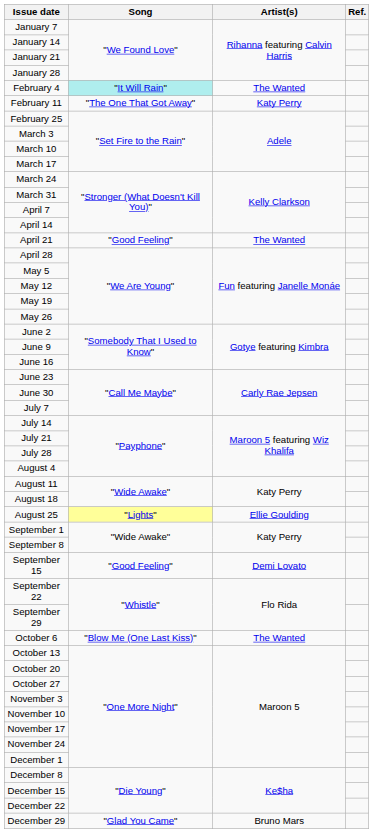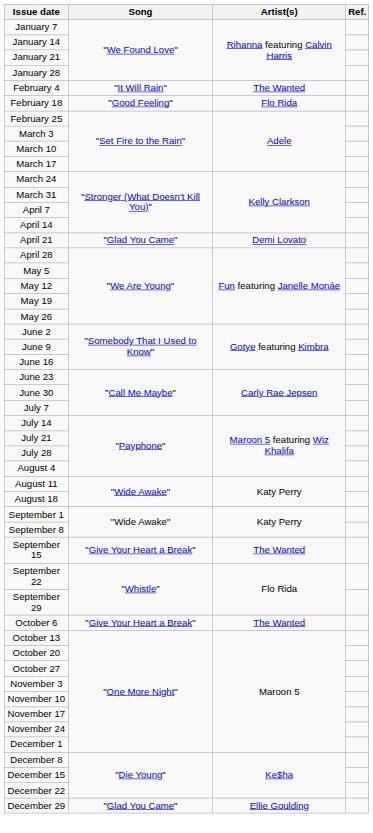(140, 88) paleturquoise background -> (140, 88) no background
- row: (36, 103)
+ row: (36, 103)
(140, 240) "Good Feeling" -> (140, 240) "Glad You Came"
(279, 240) The Wanted -> (279, 240) Demi Lovato
- row: (36, 514)
(140, 565) "Good Feeling" -> (140, 550) "Give Your Heart a Break"
(279, 565) Demi Lovato -> (279, 550) The Wanted
(140, 638) "Blow Me (One Last Kiss)" -> (140, 623) "Give Your Heart a Break"
(279, 820) Bruno Mars -> (279, 805) Ellie Goulding
